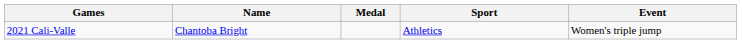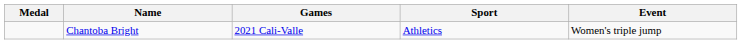columns swapped: (370, 13) <-> (88, 13)
